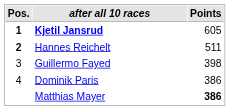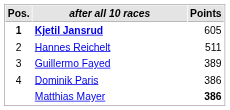(19, 47) bold -> (19, 47) normal
(213, 64) 398 -> (213, 64) 389
